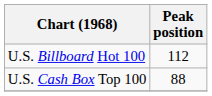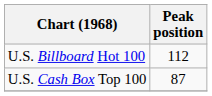(178, 79) 88 -> (178, 79) 87
